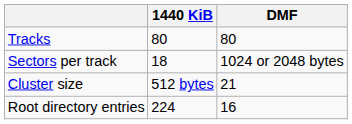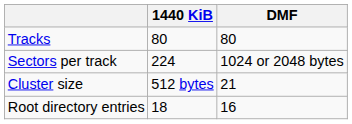(159, 61) 18 -> (163, 61) 224
(163, 107) 224 -> (159, 107) 18
